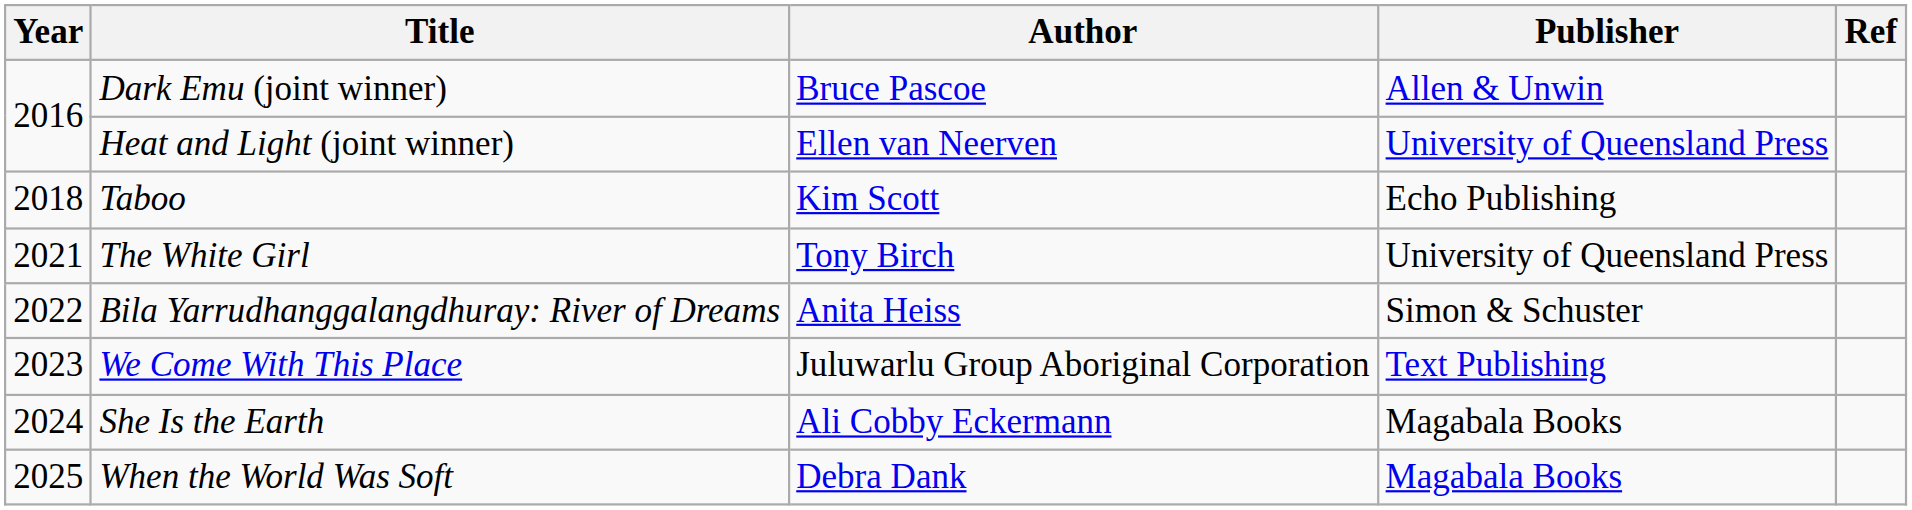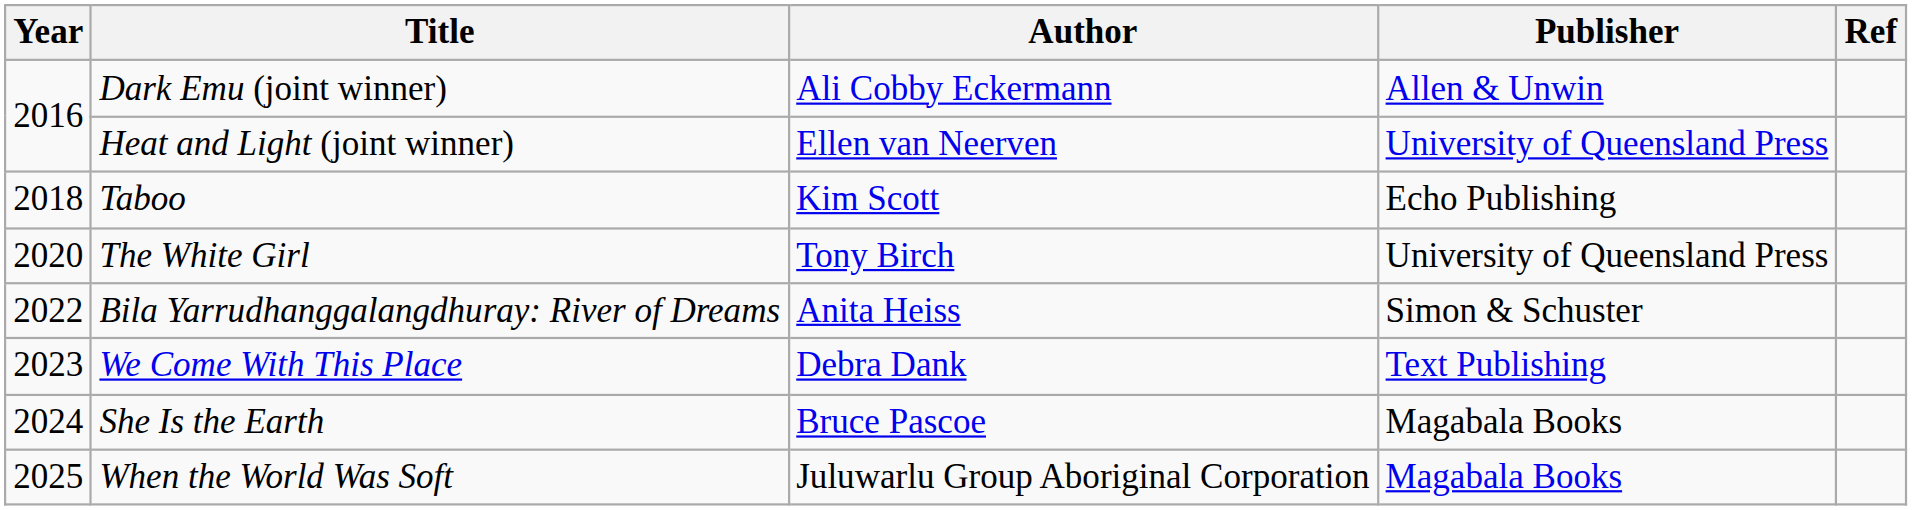(891, 87) Bruce Pascoe -> (954, 87) Ali Cobby Eckermann
(48, 254) 2021 -> (48, 254) 2020
(1083, 365) Juluwarlu Group Aboriginal Corporation -> (881, 365) Debra Dank
(954, 421) Ali Cobby Eckermann -> (891, 421) Bruce Pascoe
(881, 476) Debra Dank -> (1083, 476) Juluwarlu Group Aboriginal Corporation
